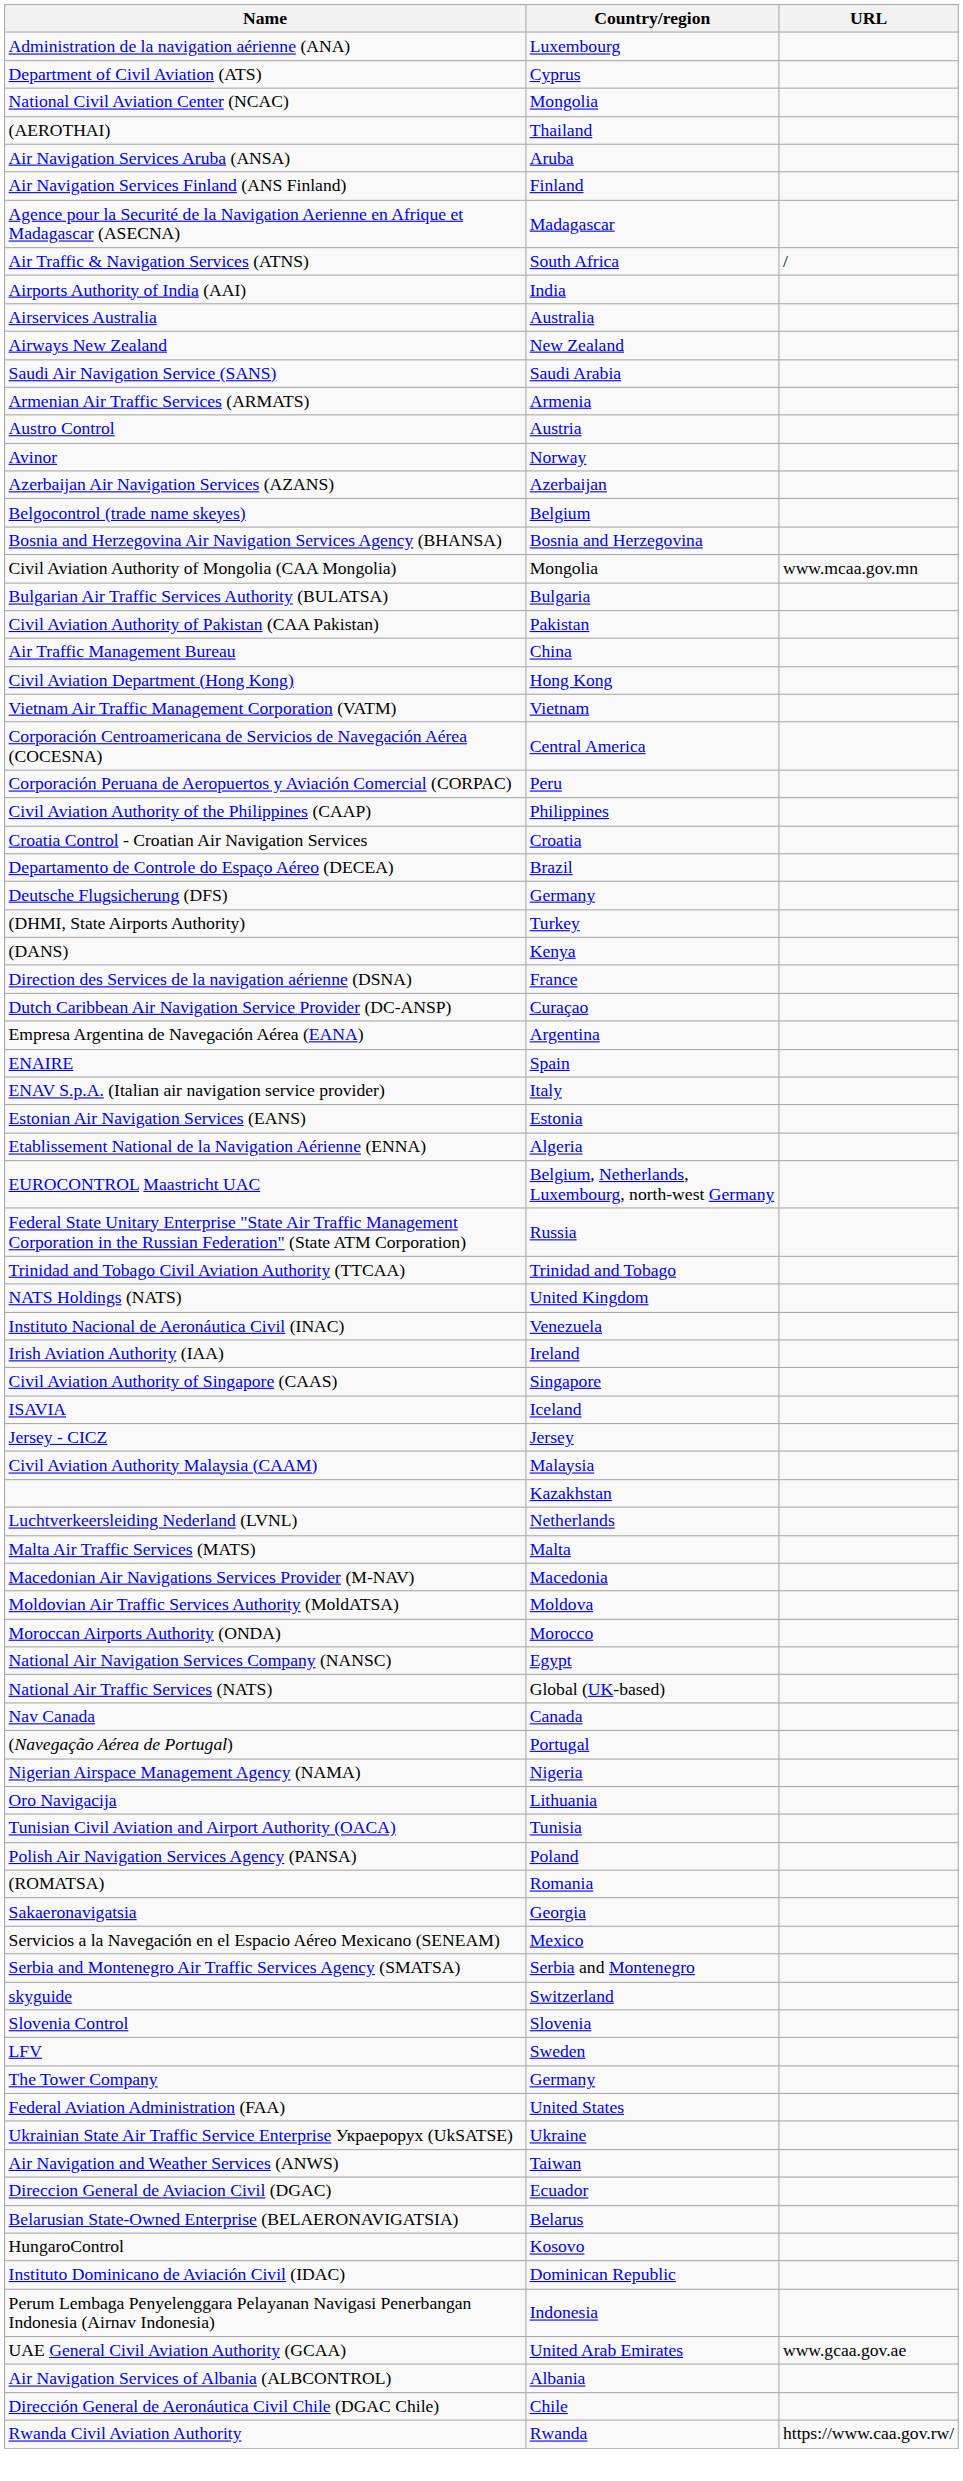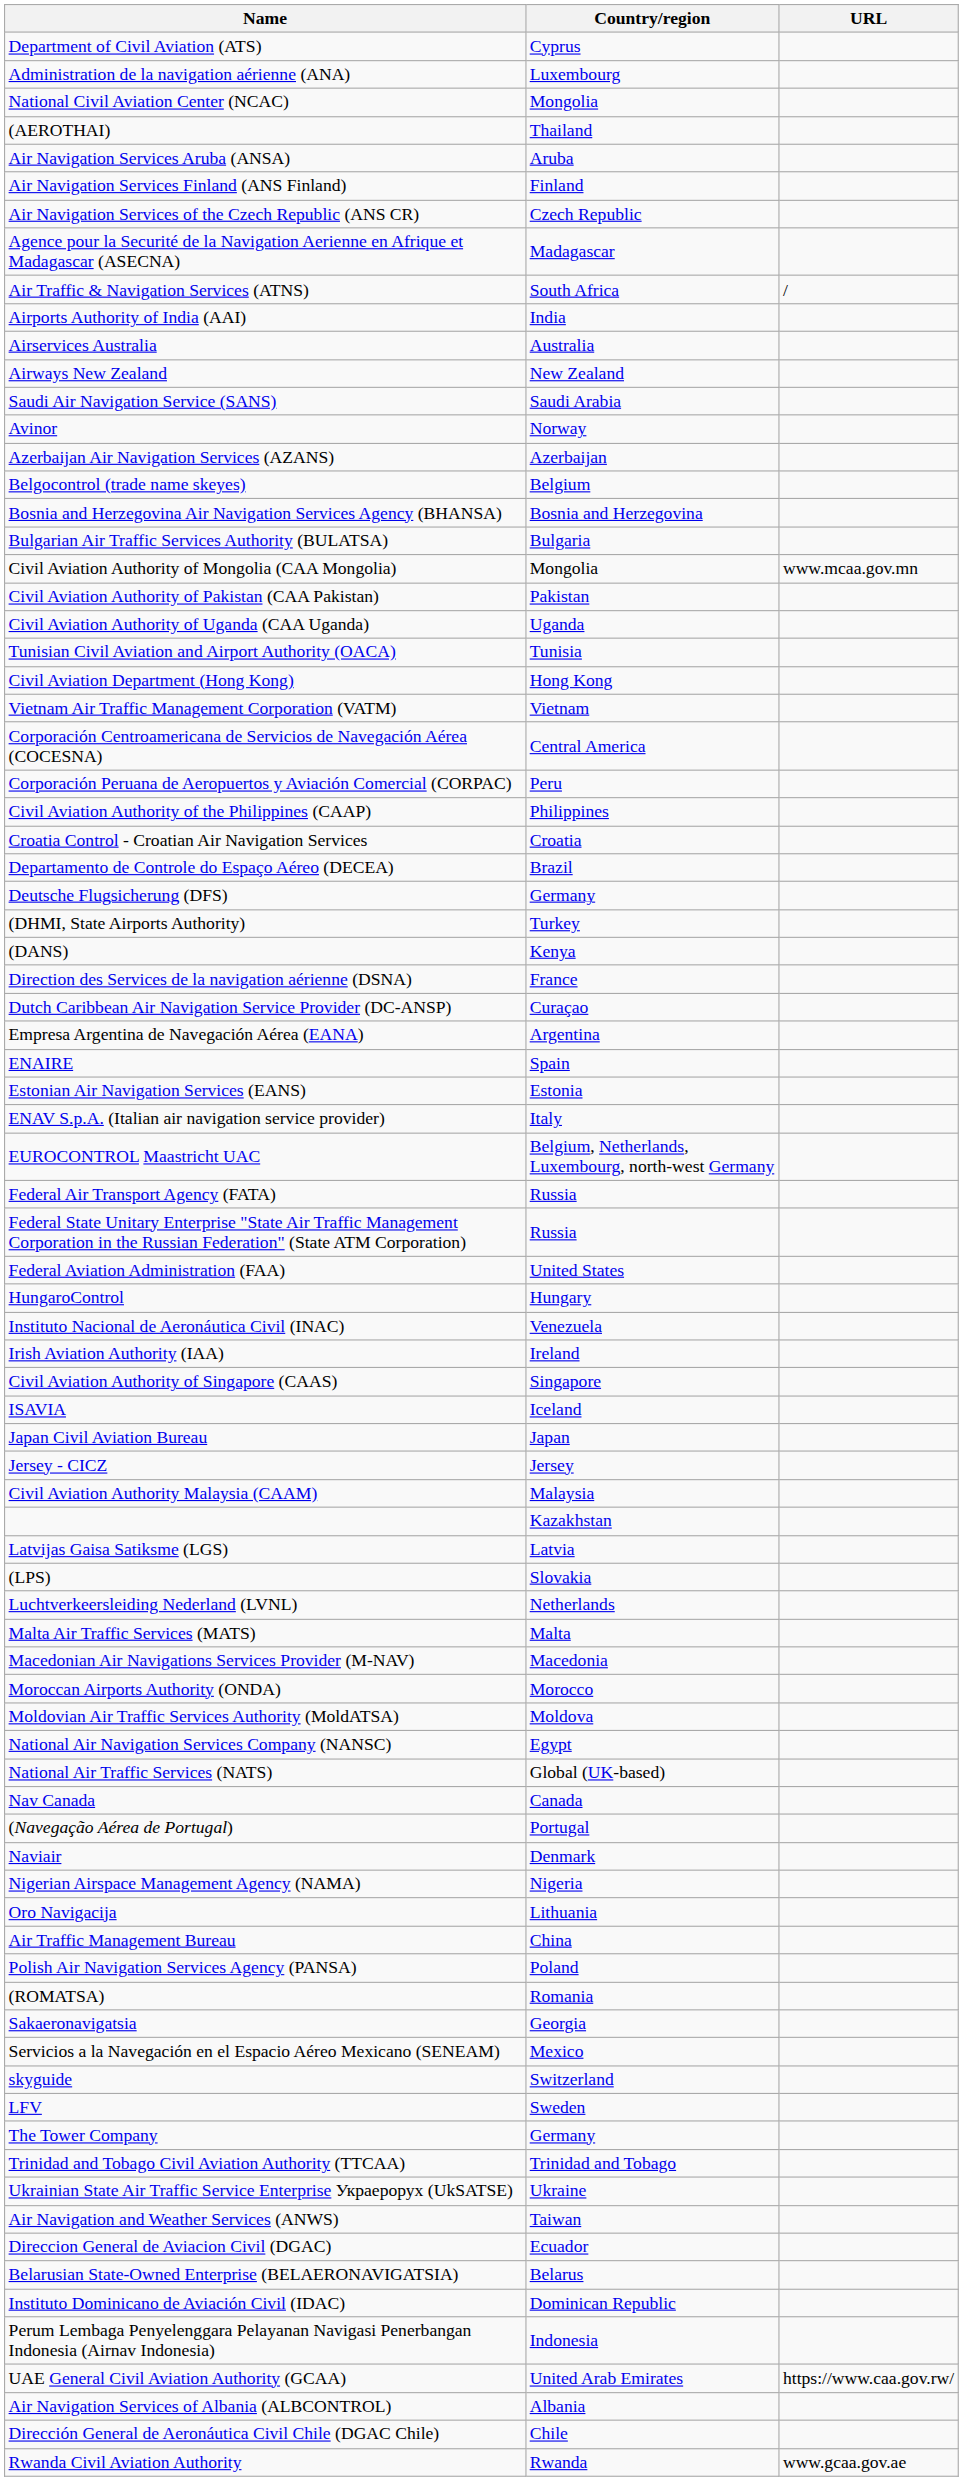rows swapped: (179, 46) <-> (135, 74)
+ row: (214, 213)
- row: (159, 401)
- row: (62, 429)
rows swapped: (198, 596) <-> (203, 568)
+ row: (189, 624)
rows swapped: (122, 652) <-> (202, 1828)
rows swapped: (197, 1090) <-> (157, 1118)
- row: (217, 1146)
+ row: (142, 1194)
rows swapped: (147, 2107) <-> (207, 1269)
- row: (95, 1297)
+ row: (66, 1297)
+ row: (108, 1437)
+ row: (118, 1549)
+ row: (30, 1577)
rows swapped: (204, 1604) <-> (145, 1632)
+ row: (35, 1856)
- row: (235, 1967)
- row: (68, 2023)
- row: (66, 2246)
(845, 2350) www.gcaa.gov.ae -> (869, 2378) https://www.caa.gov.rw/
(869, 2434) https://www.caa.gov.rw/ -> (845, 2462) www.gcaa.gov.ae
